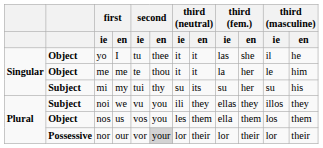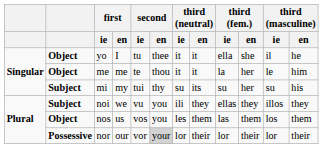(223, 55) las -> (225, 55) ella
(225, 119) ella -> (223, 119) las
